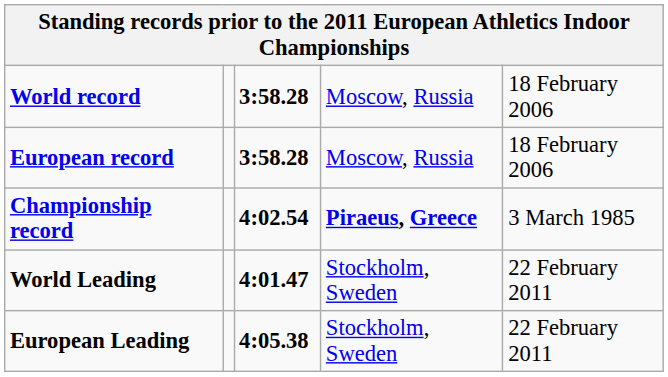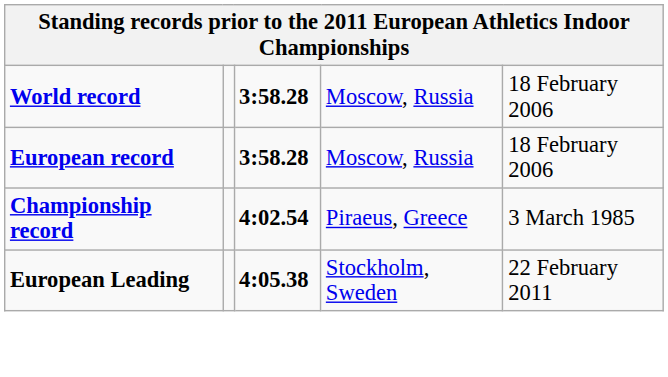(401, 218) bold -> (397, 218) normal
- row: (83, 279)
